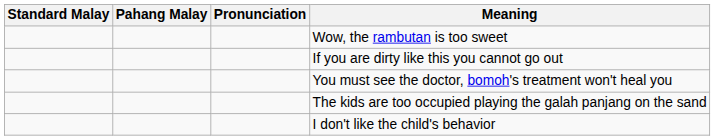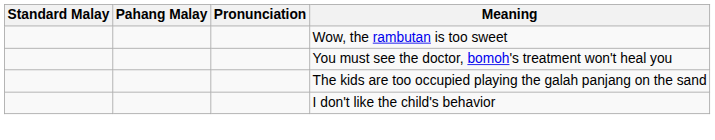- row: (438, 59)
